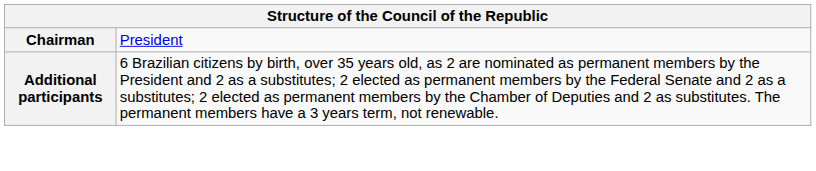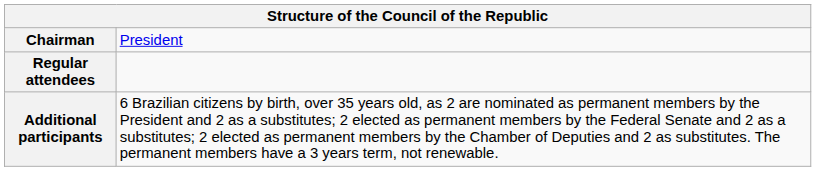+ row: (60, 71)
